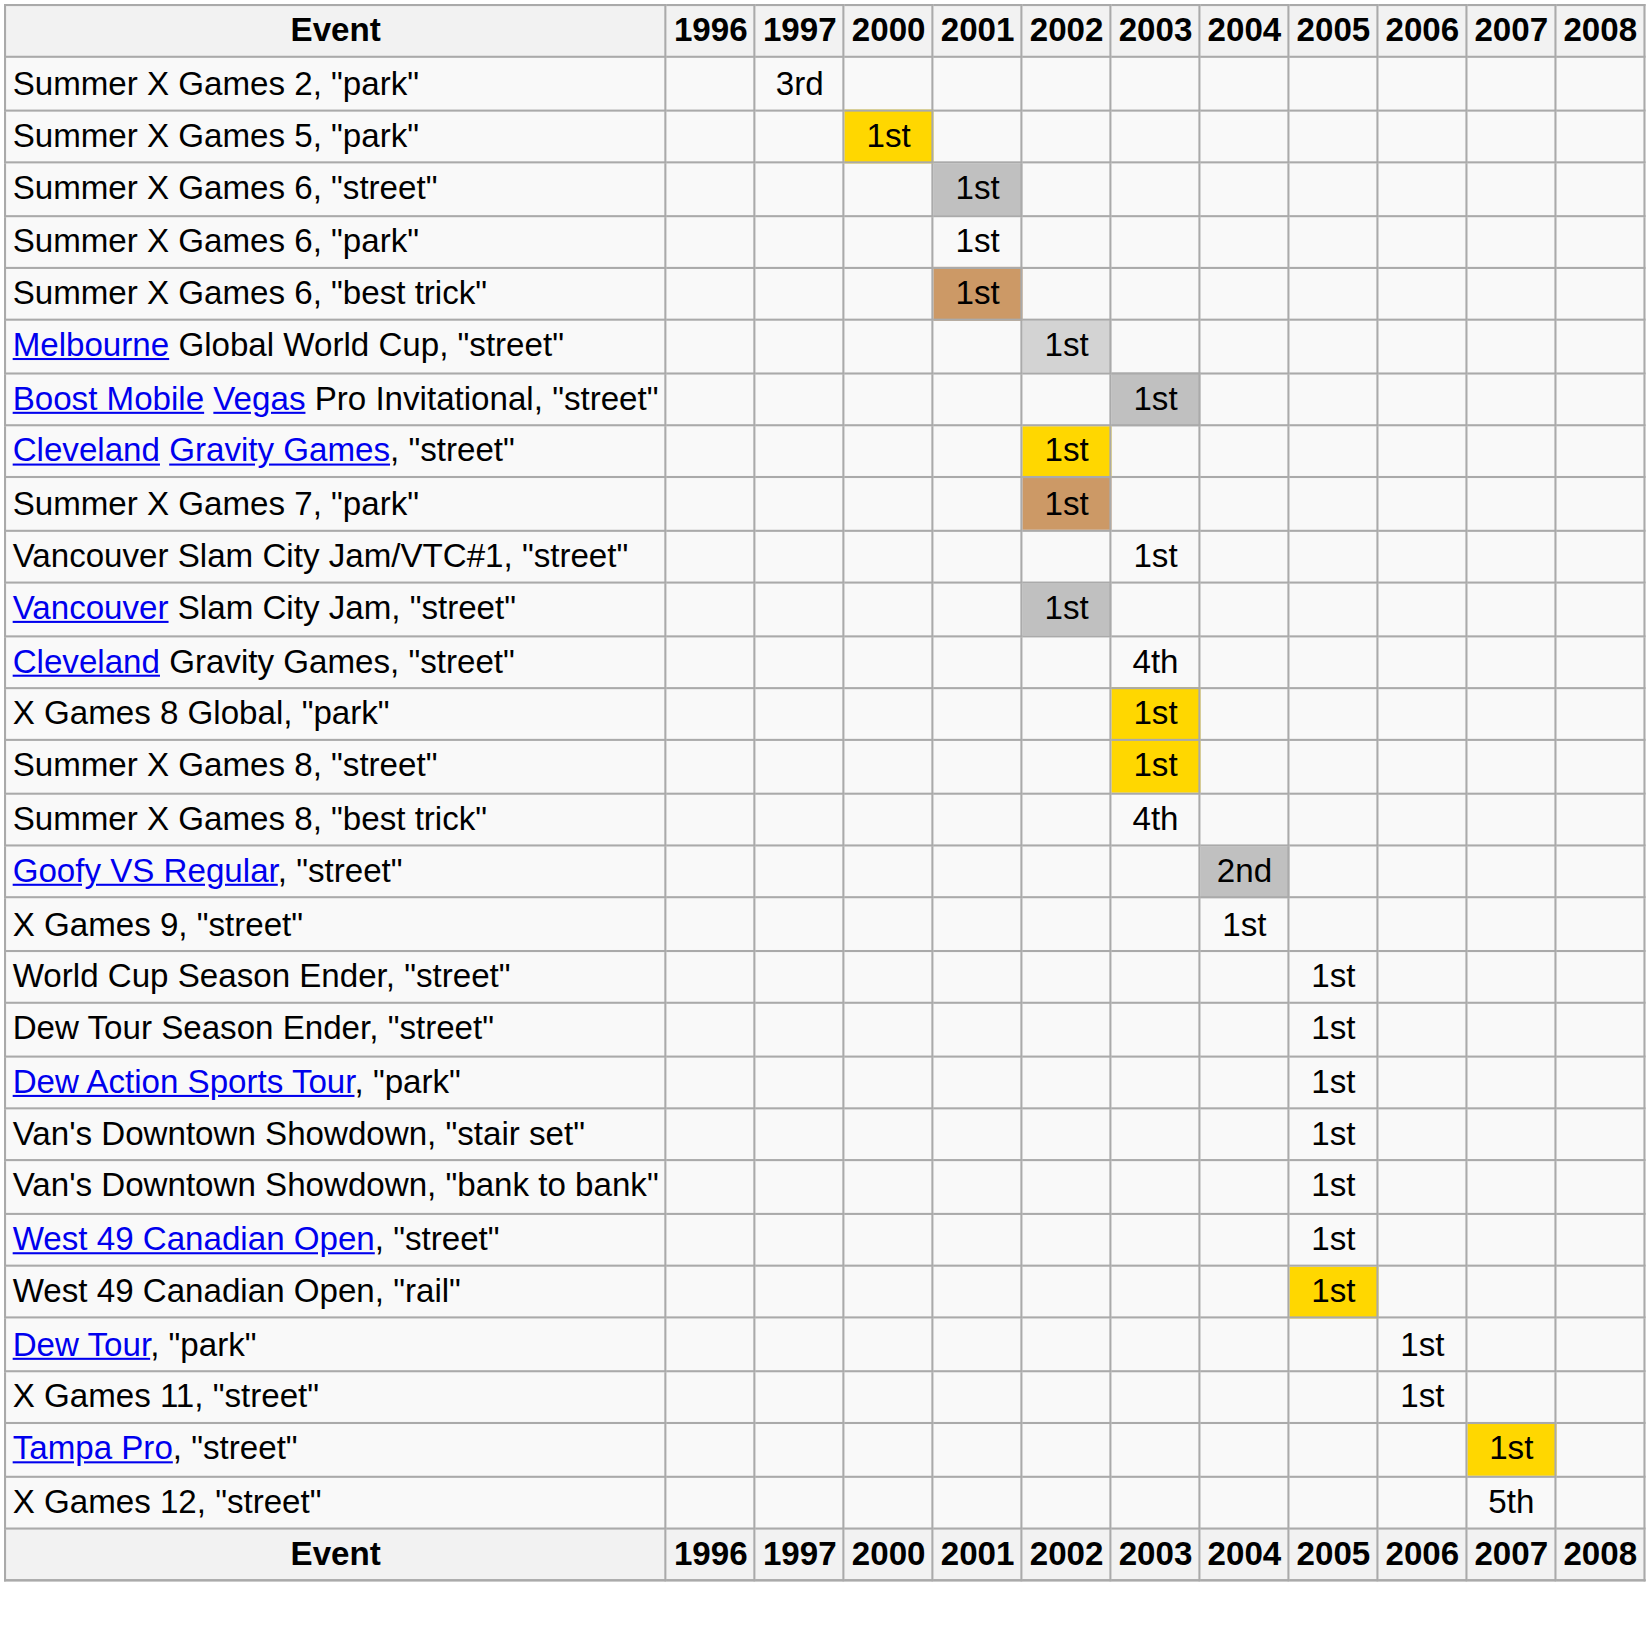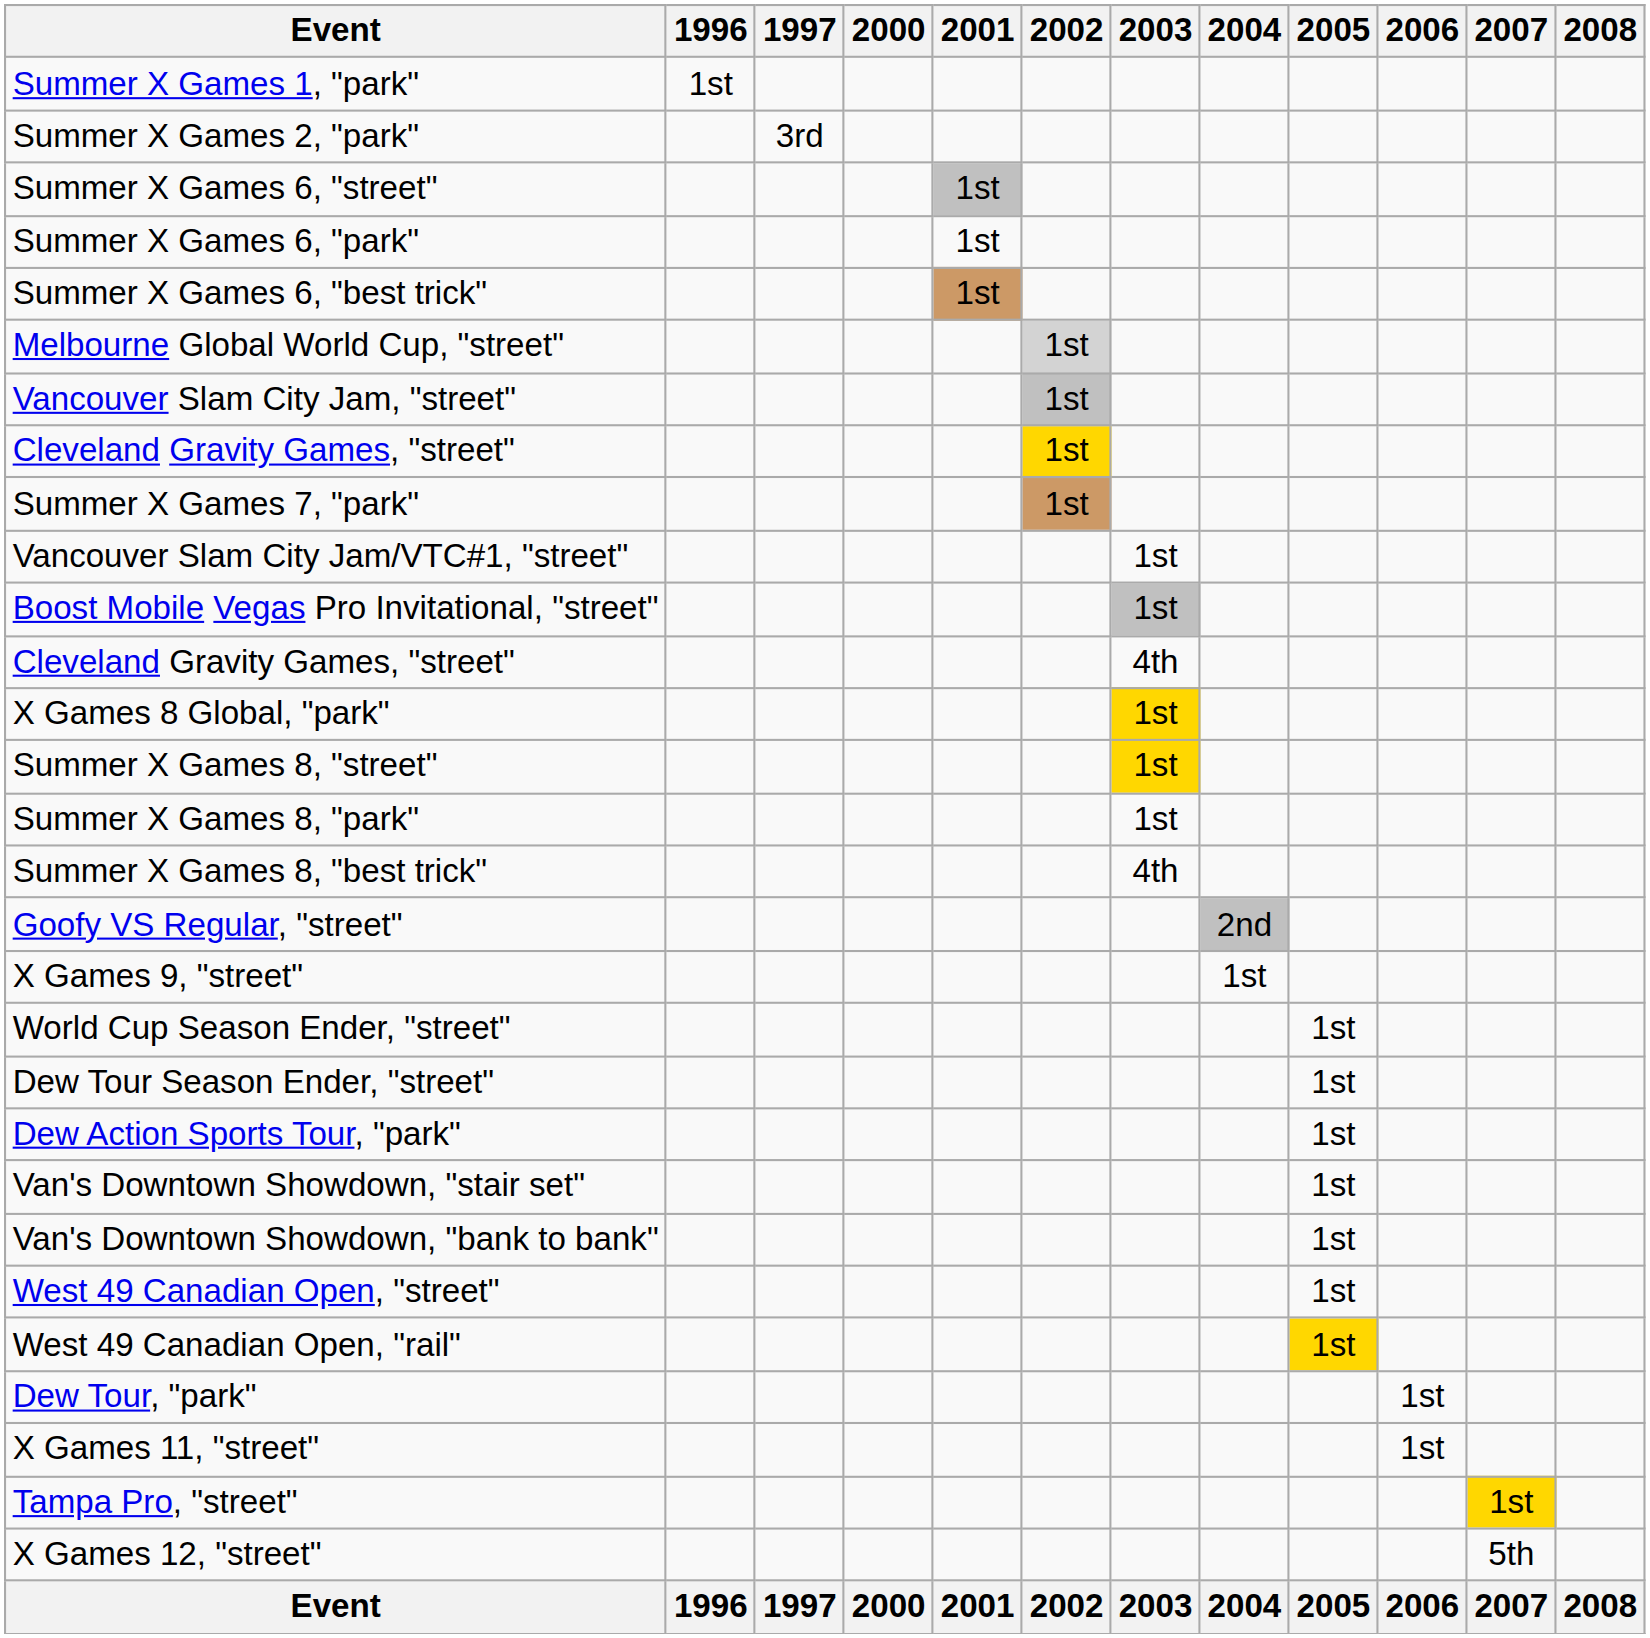+ row: (216, 83)
- row: (216, 135)
rows swapped: (264, 608) <-> (336, 398)
+ row: (216, 818)
